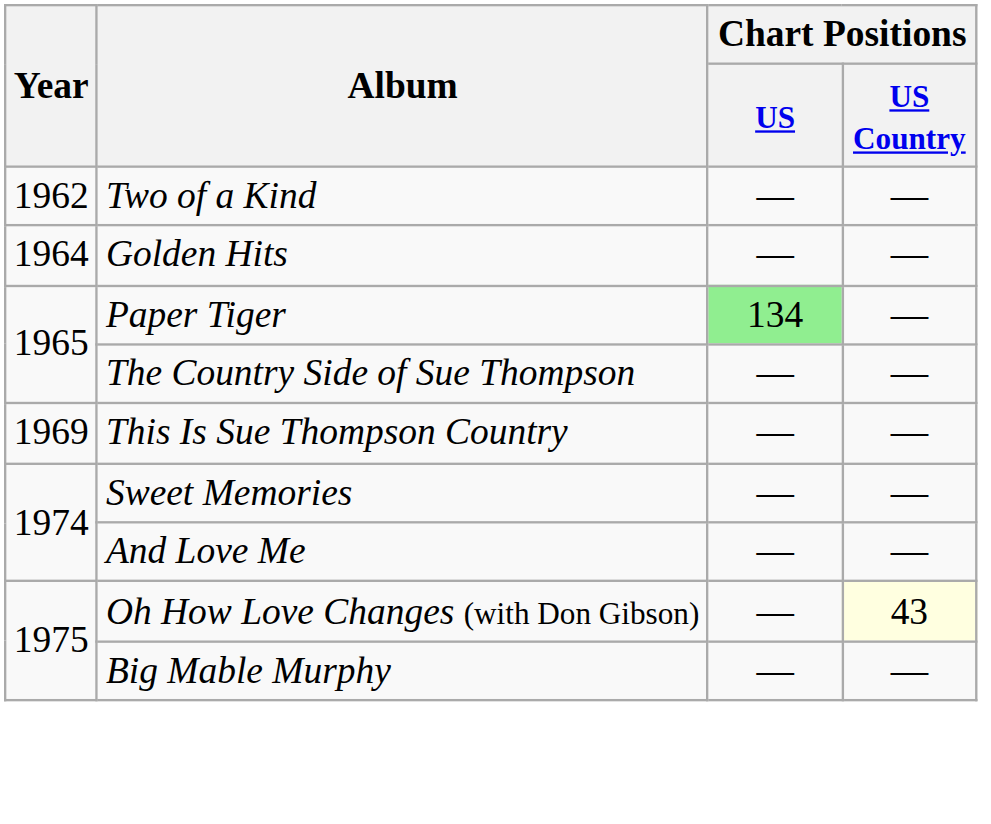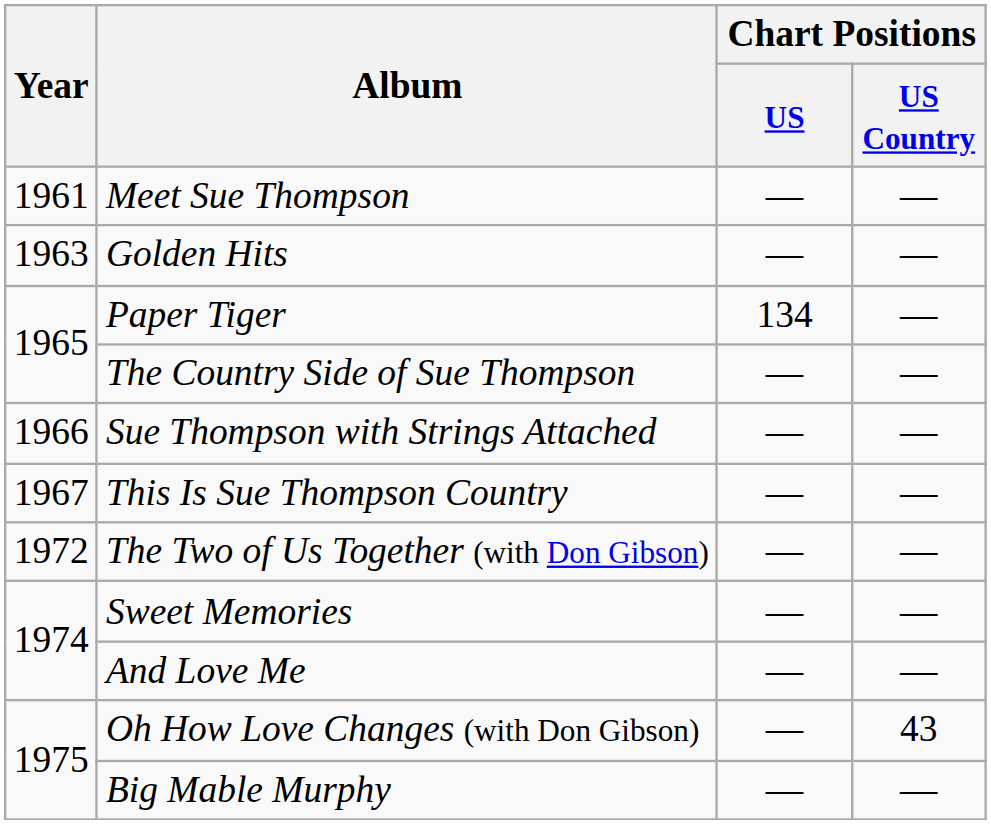+ row: (258, 195)
- row: (211, 195)
(51, 254) 1964 -> (51, 254) 1963
(775, 313) lightgreen background -> (785, 313) no background
+ row: (381, 432)
(51, 432) 1969 -> (51, 491) 1967
+ row: (407, 551)
(909, 610) lightyellow background -> (919, 729) no background
